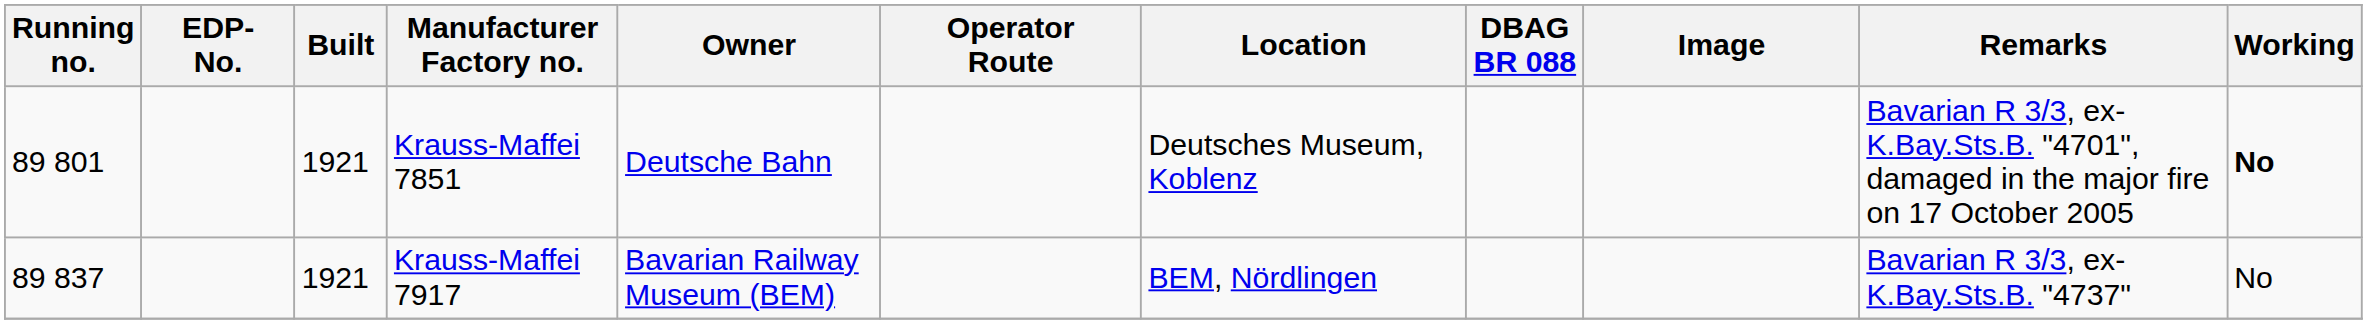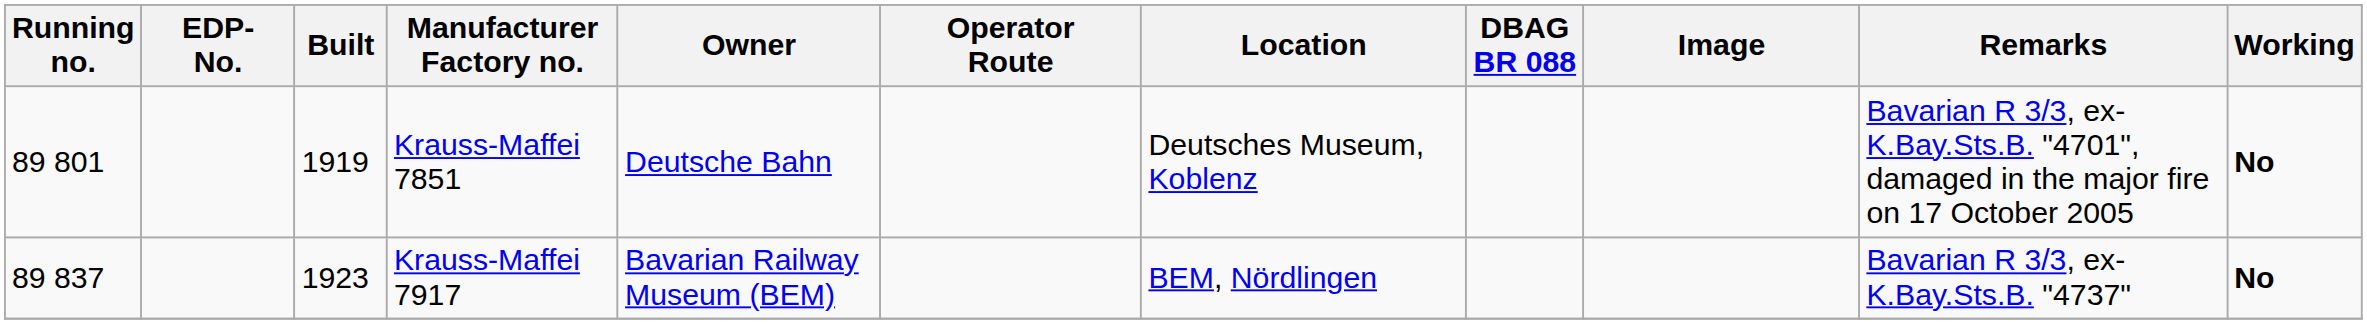(335, 161) 1921 -> (335, 161) 1919
(335, 277) 1921 -> (335, 277) 1923
(2254, 277) normal -> (2254, 277) bold
